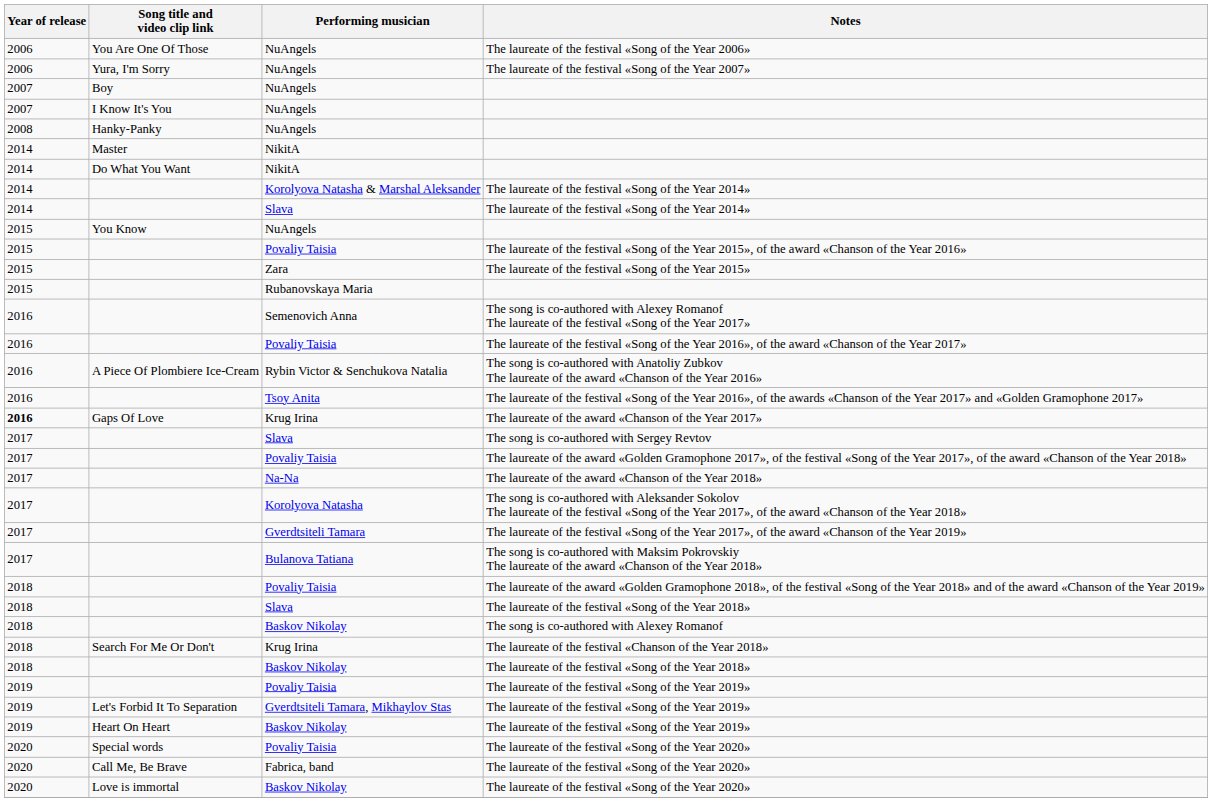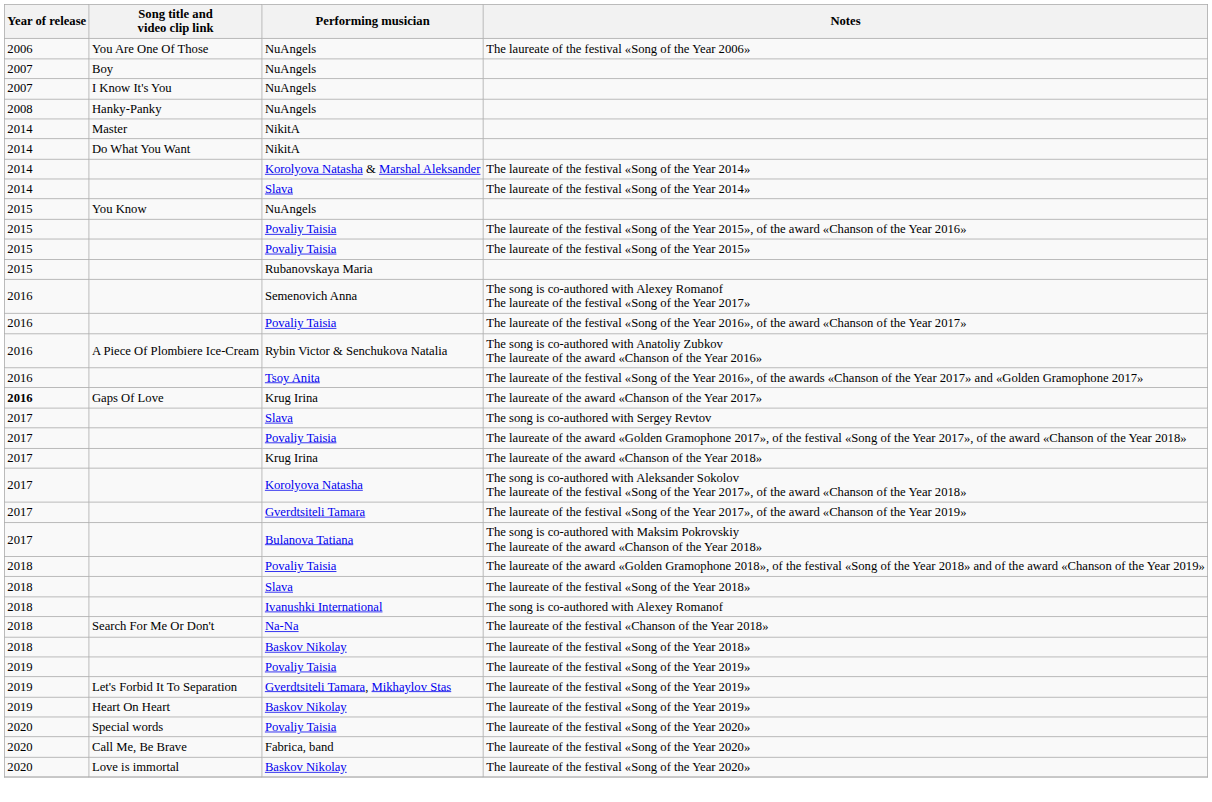- row: (131, 68)
(276, 269) Zara -> (301, 249) Povaliy Taisia
(282, 478) Na-Na -> (291, 458) Krug Irina
(306, 626) Baskov Nikolay -> (324, 606) Ivanushki International
(291, 646) Krug Irina -> (282, 626) Na-Na
